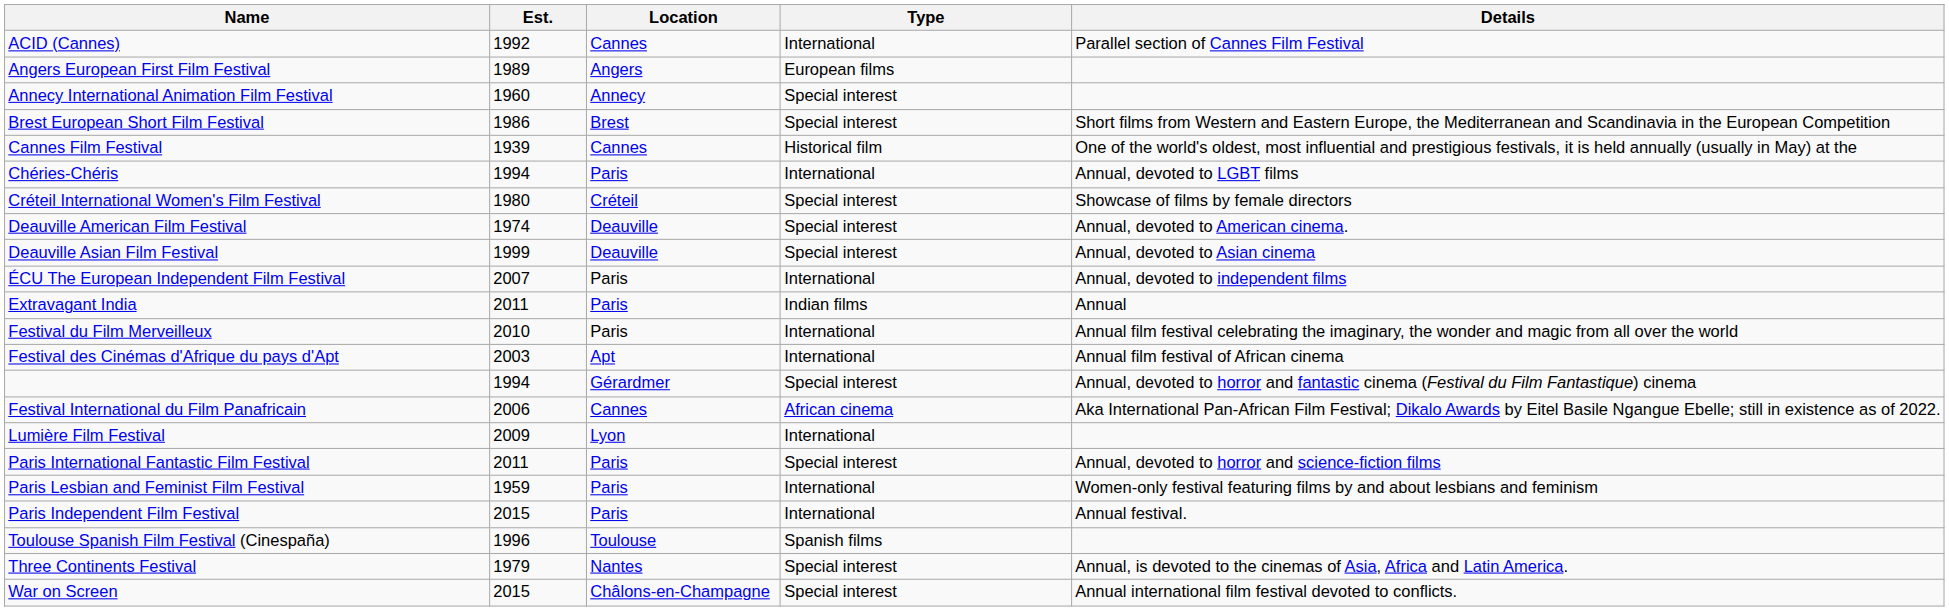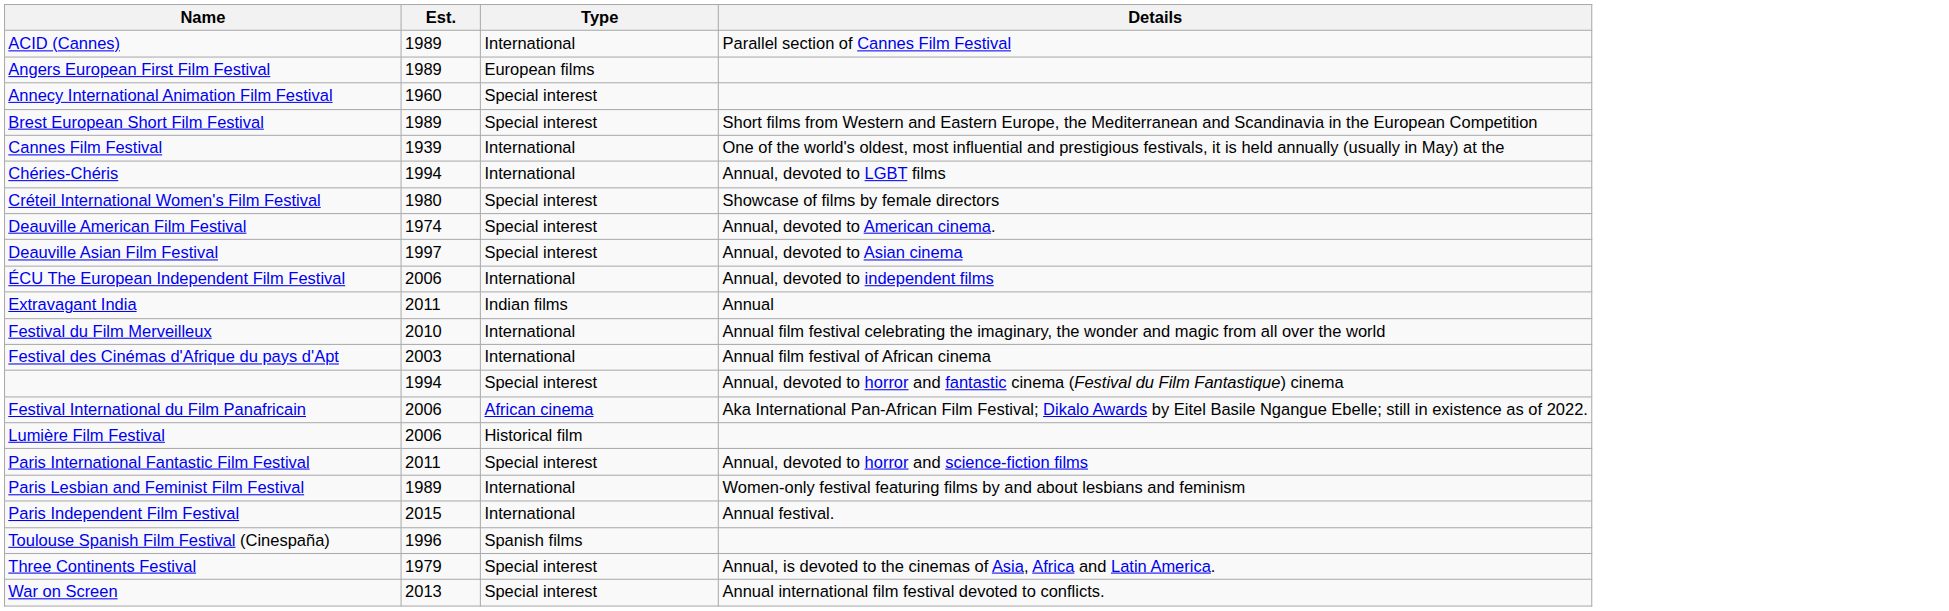- column: (683, 17)
(512, 43) 1992 -> (423, 43) 1989
(512, 122) 1986 -> (423, 122) 1989
(833, 148) Historical film -> (530, 148) International
(512, 252) 1999 -> (423, 252) 1997
(512, 278) 2007 -> (423, 278) 2006
(512, 435) 2009 -> (423, 435) 2006
(830, 435) International -> (533, 435) Historical film
(512, 488) 1959 -> (423, 488) 1989
(512, 592) 2015 -> (423, 592) 2013
